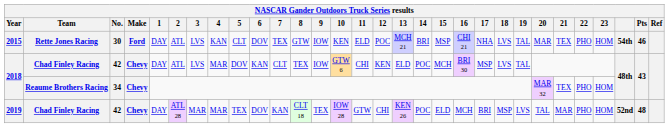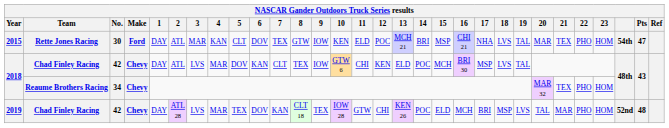(197, 42) LVS -> (197, 42) MAR
(642, 42) 46 -> (642, 42) 47
(197, 111) MAR -> (197, 111) LVS
